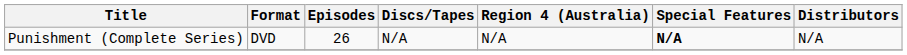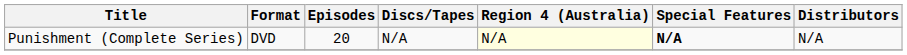(341, 39) 26 -> (341, 39) 20
(494, 39) no background -> (494, 39) lightyellow background
